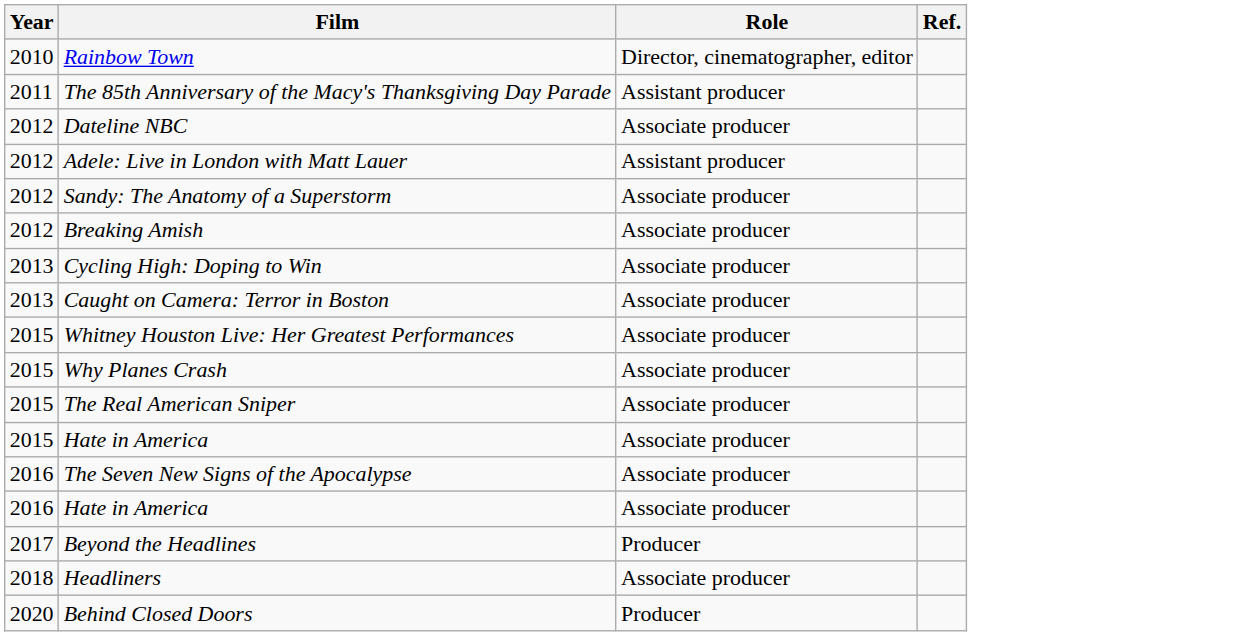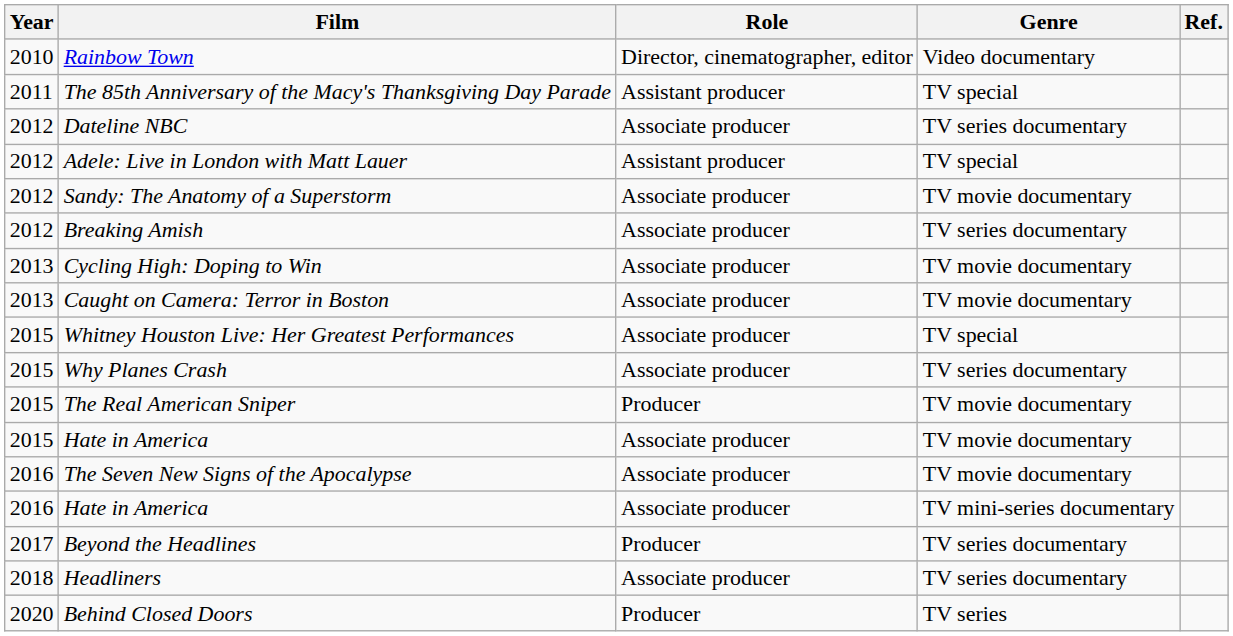+ column: (1049, 21)
(705, 404) Associate producer -> (661, 404) Producer
